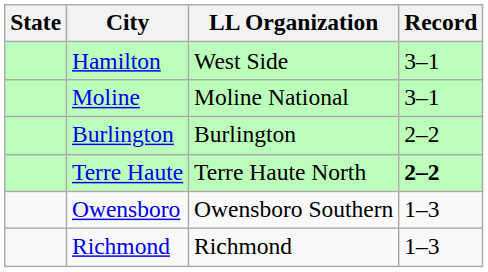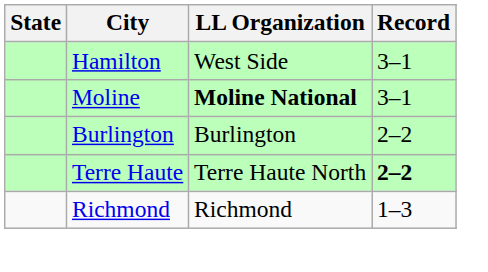(271, 97) normal -> (275, 97) bold
- row: (126, 209)
